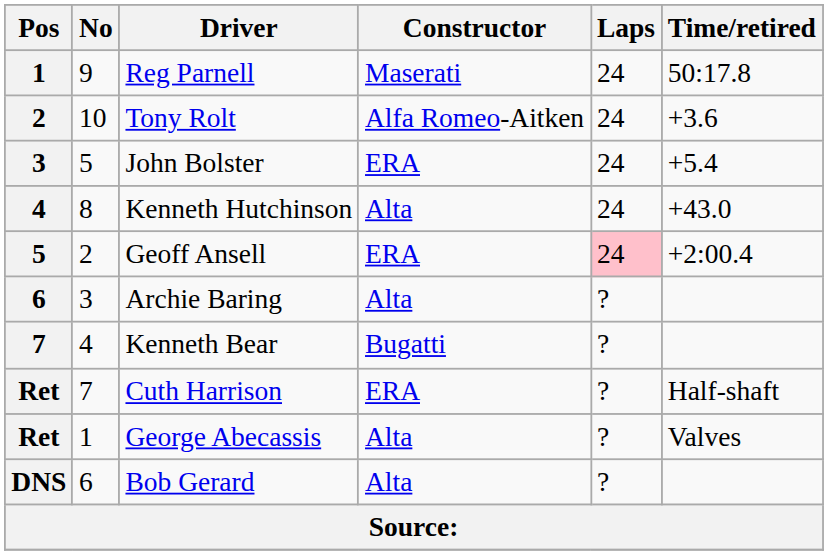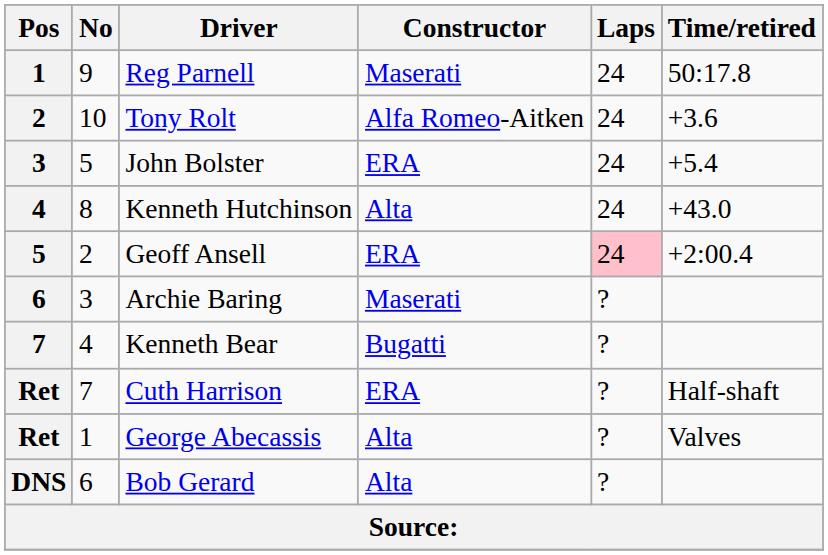(389, 299) Alta -> (413, 299) Maserati
